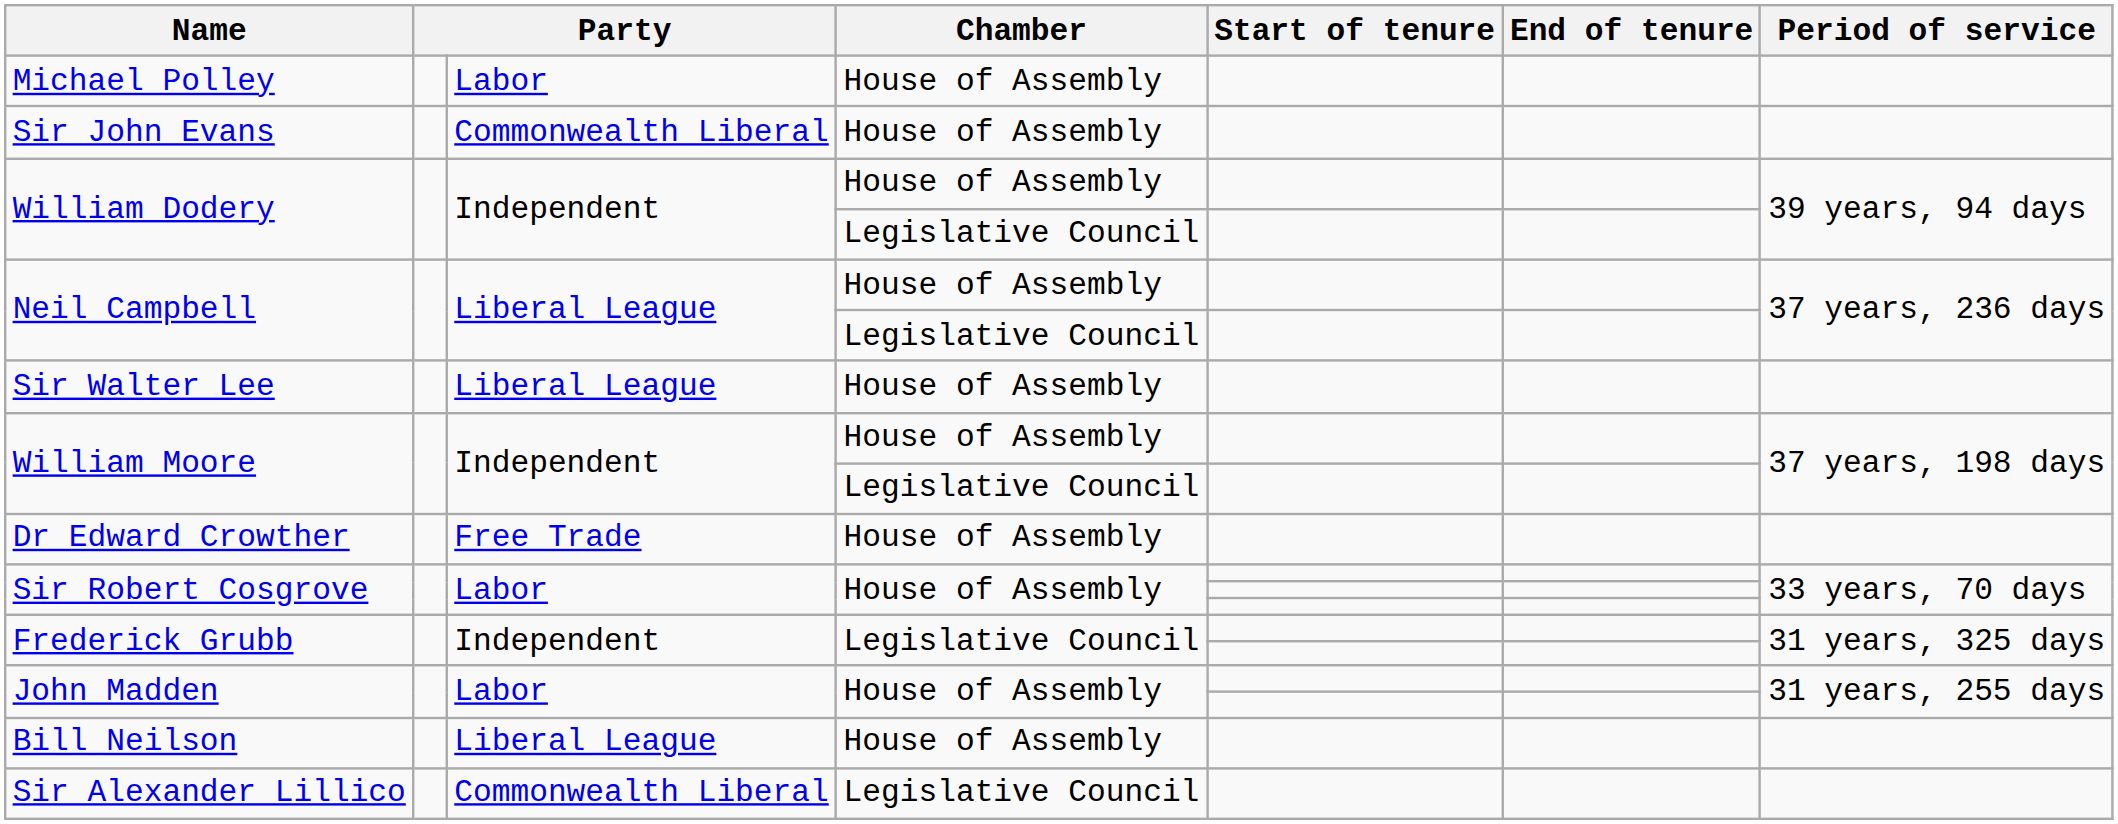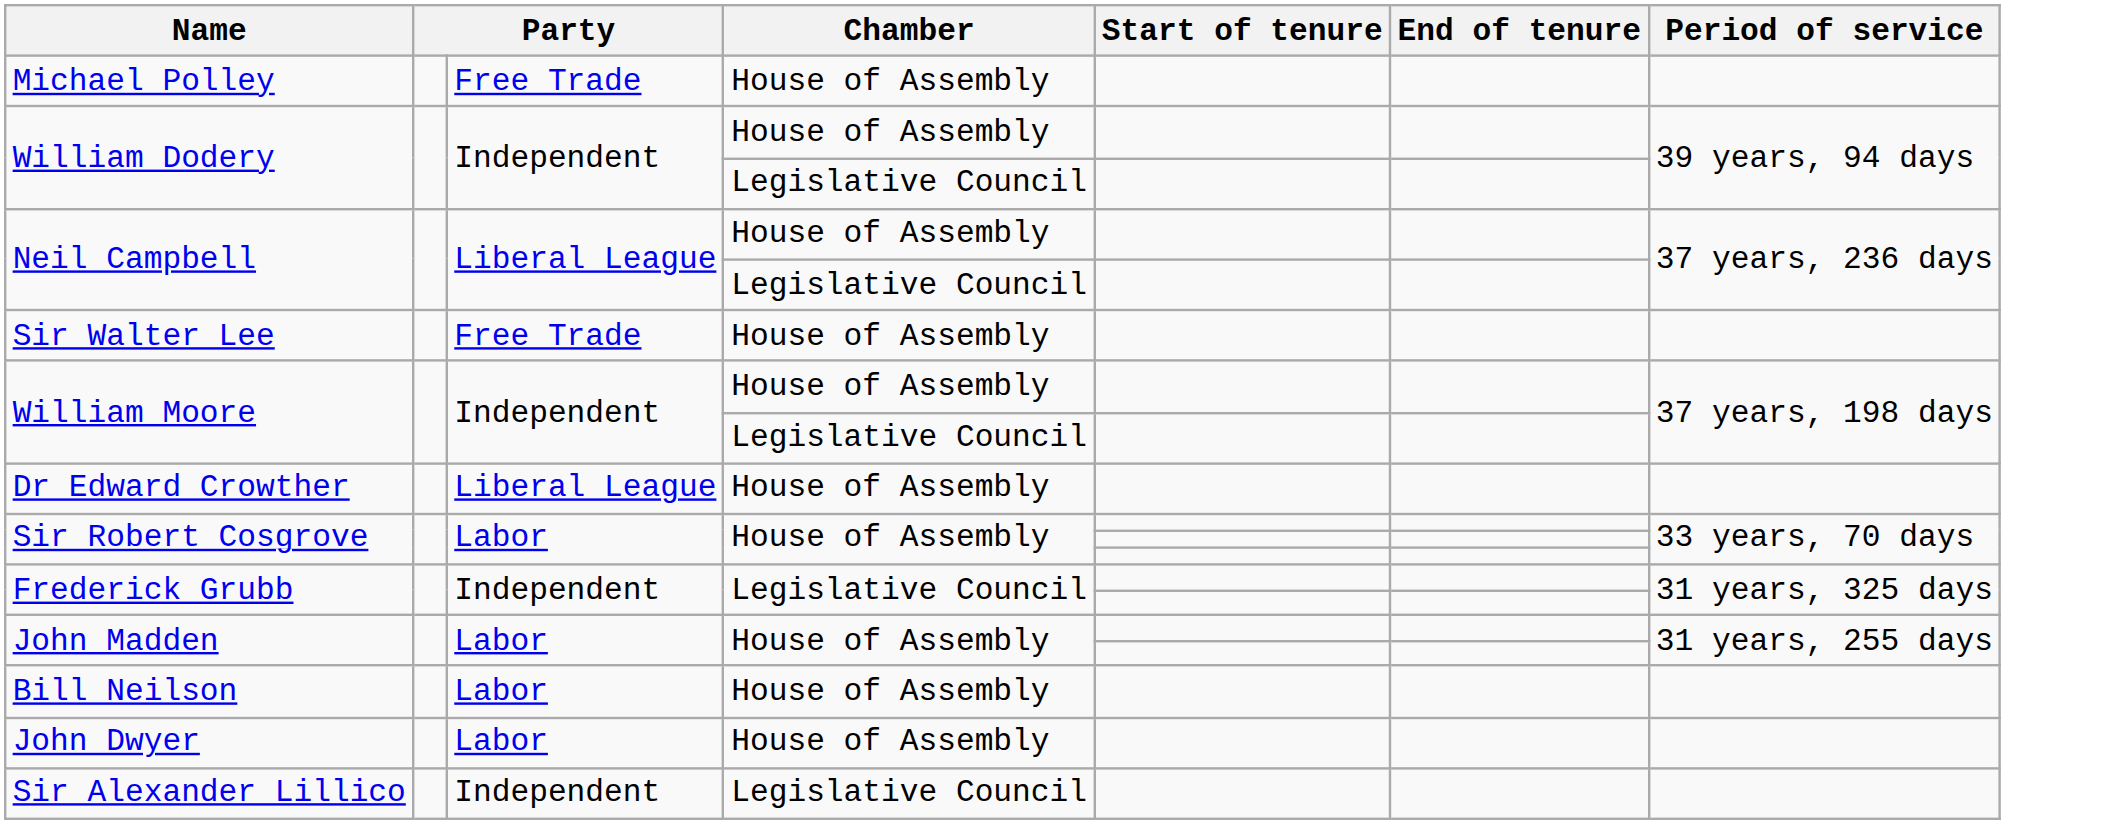(501, 81) Labor -> (548, 81) Free Trade
- row: (144, 132)
(585, 387) Liberal League -> (548, 336) Free Trade
(548, 539) Free Trade -> (585, 488) Liberal League
(585, 743) Liberal League -> (501, 692) Labor
+ row: (106, 743)
(642, 793) Commonwealth Liberal -> (557, 793) Independent
